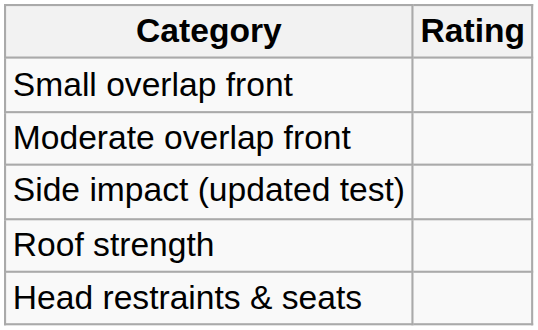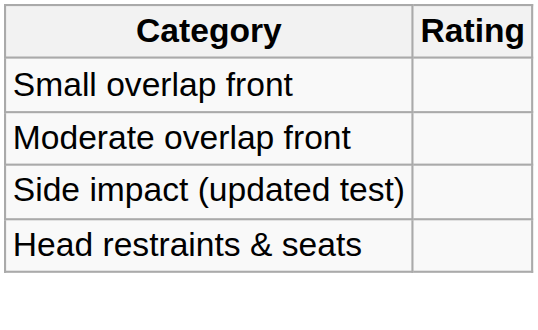- row: (114, 244)
